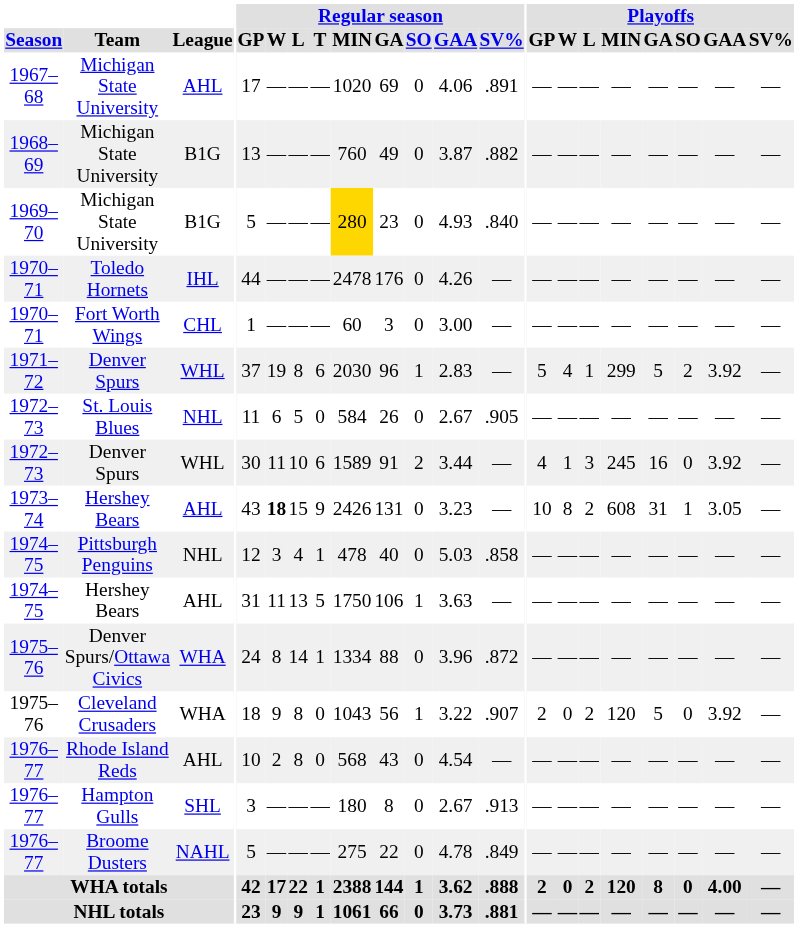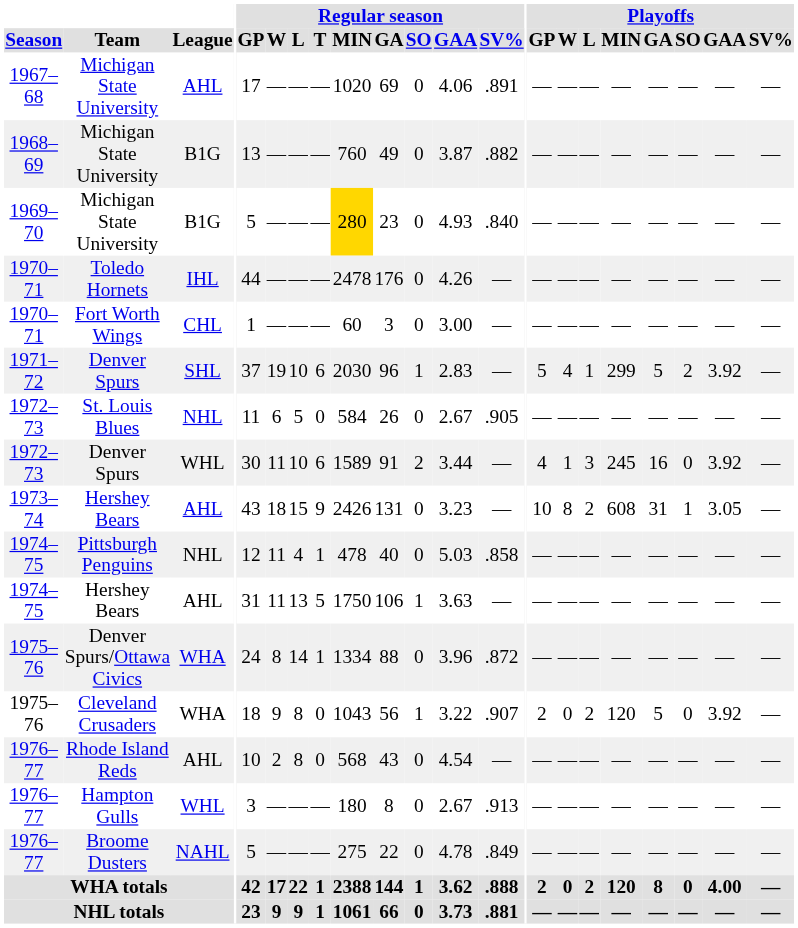(203, 370) WHL -> (203, 370) SHL
(298, 370) 8 -> (298, 370) 10
(277, 508) bold -> (277, 508) normal
(277, 554) 3 -> (277, 554) 11
(203, 806) SHL -> (203, 806) WHL
